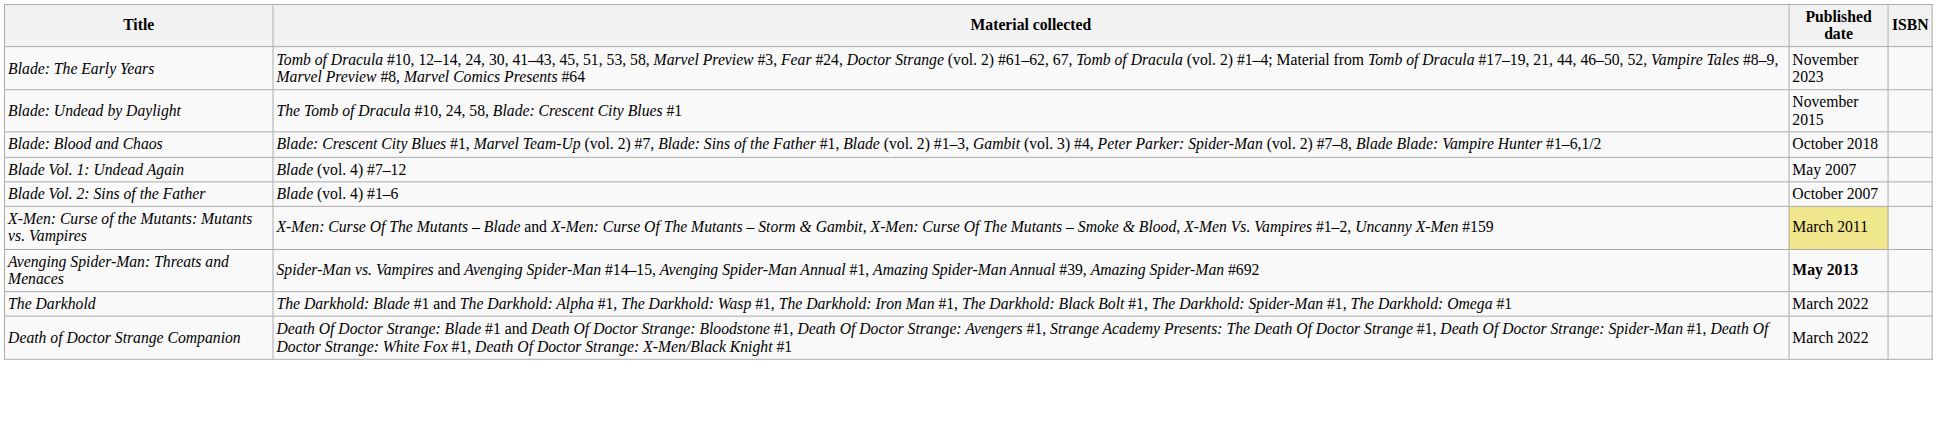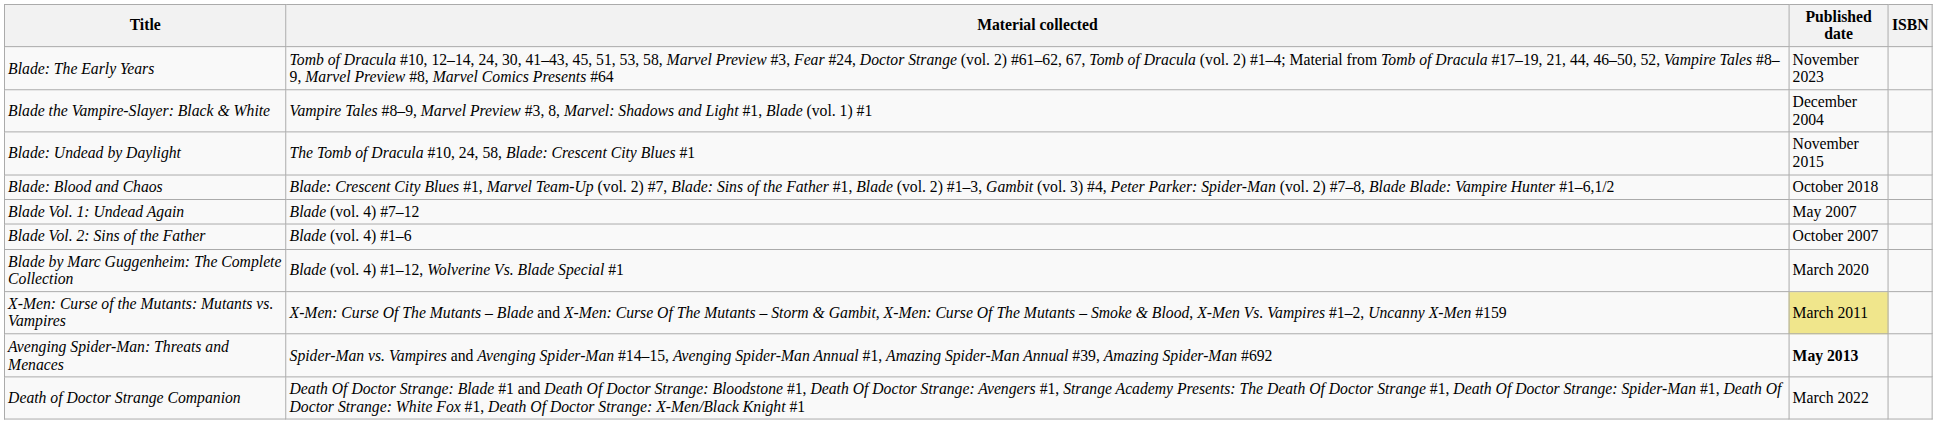+ row: (139, 110)
+ row: (145, 270)
- row: (52, 304)
